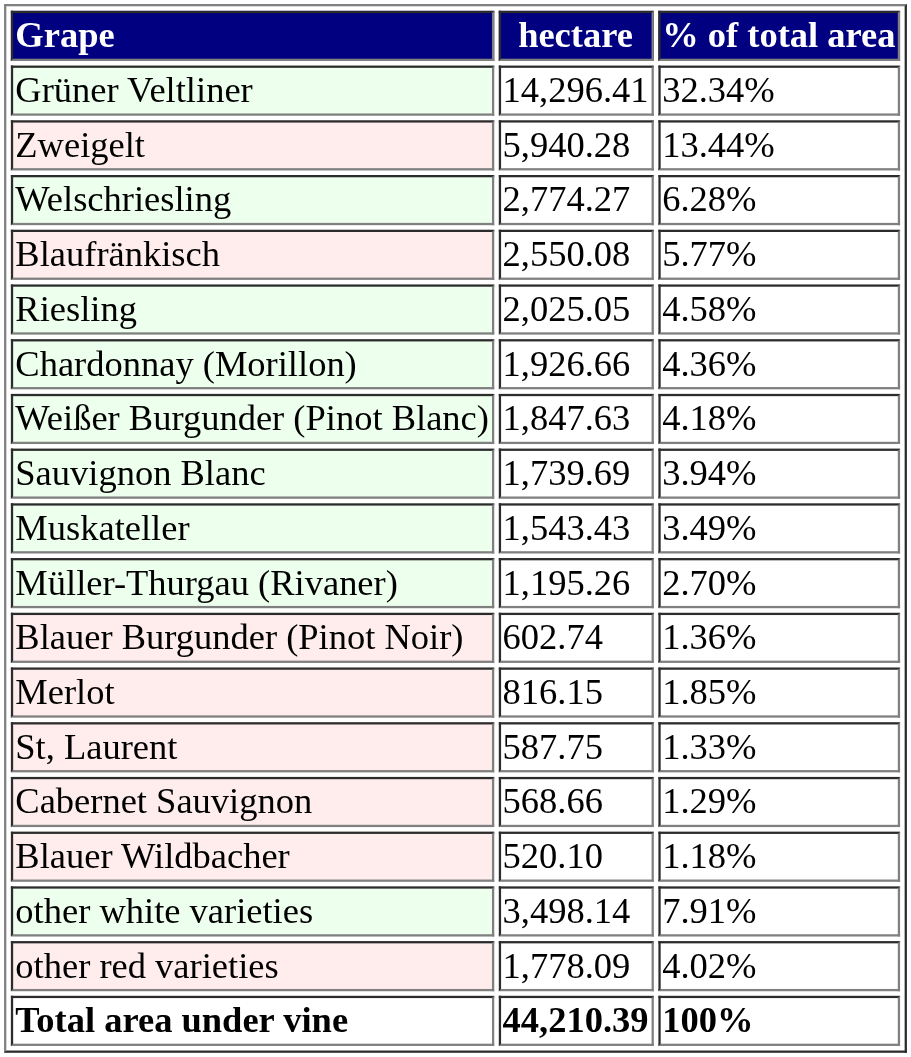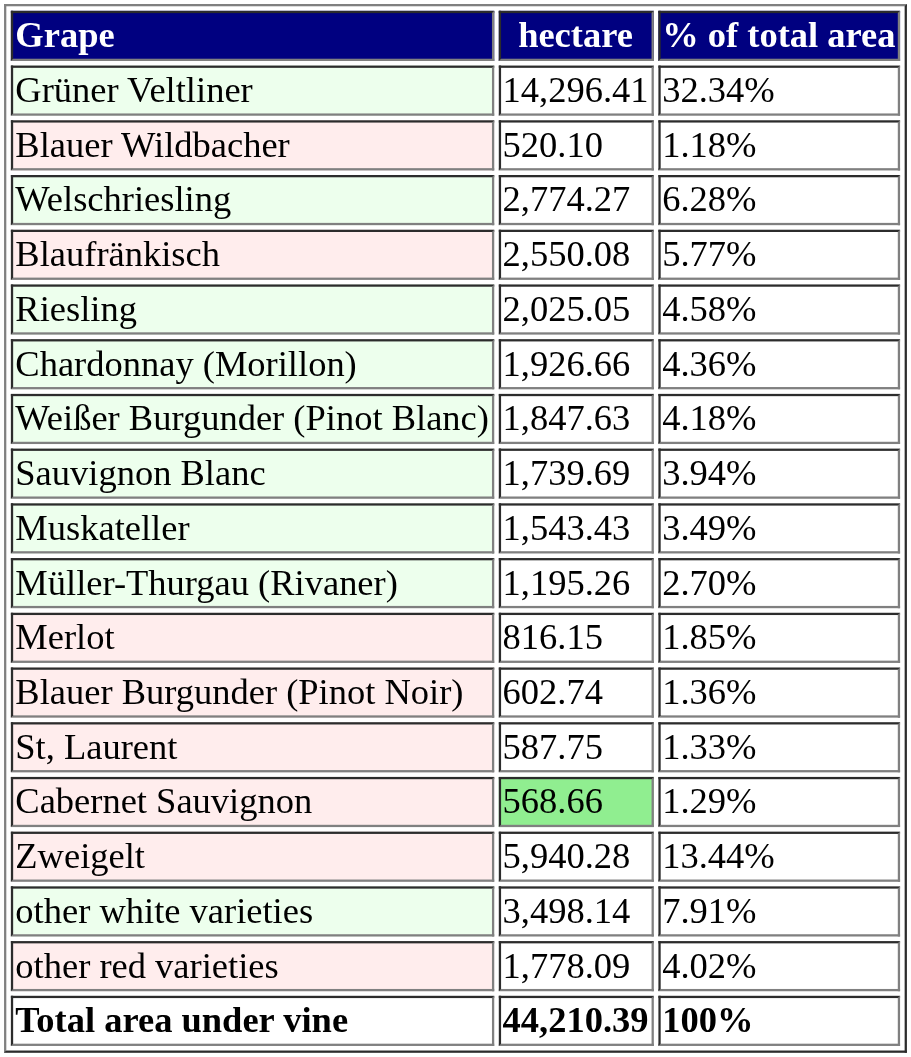rows swapped: (80, 144) <-> (153, 856)
rows swapped: (65, 691) <-> (239, 637)
(553, 801) no background -> (553, 801) lightgreen background
